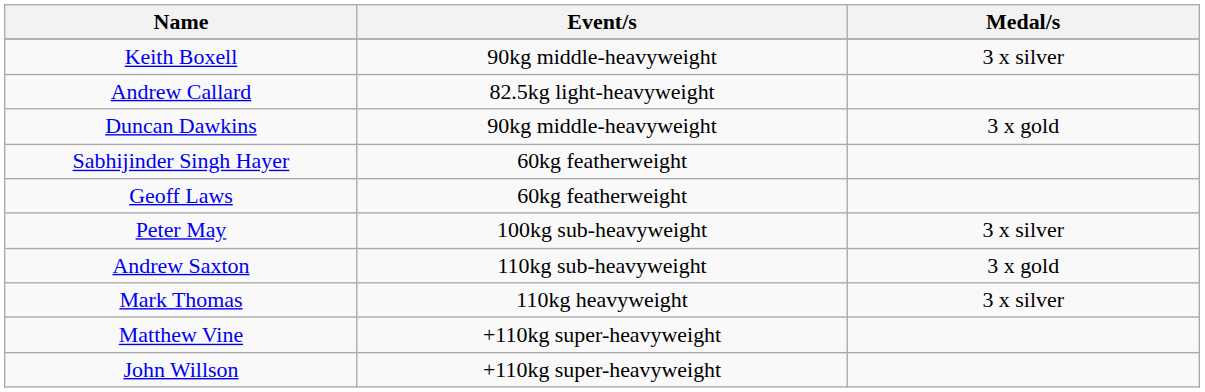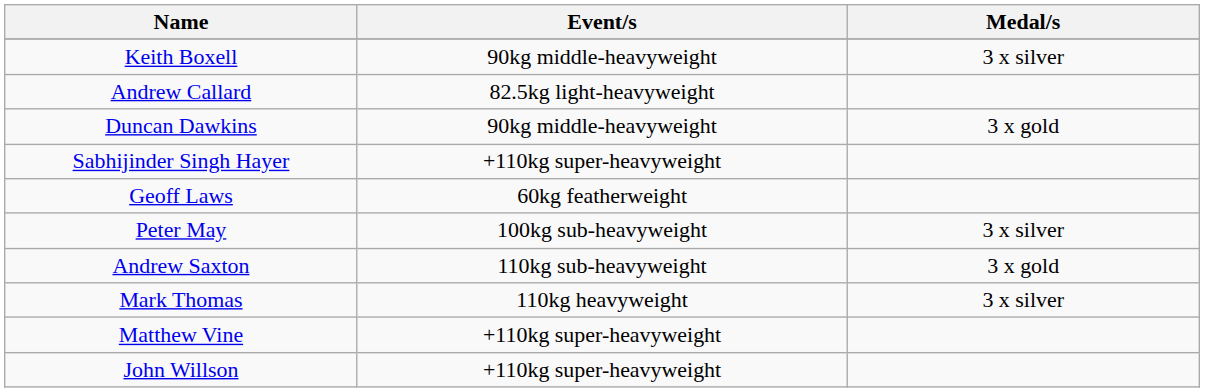(602, 160) 60kg featherweight -> (602, 160) +110kg super-heavyweight
